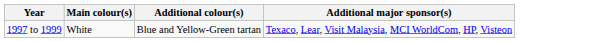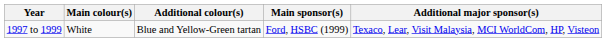+ column: (307, 12)
